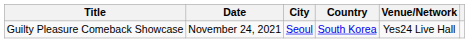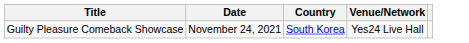- column: (299, 12)
